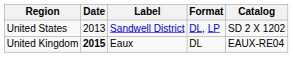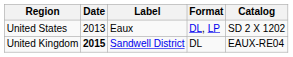(147, 28) Sandwell District -> (122, 28) Eaux
(122, 44) Eaux -> (147, 44) Sandwell District
